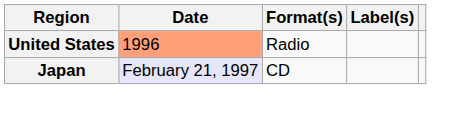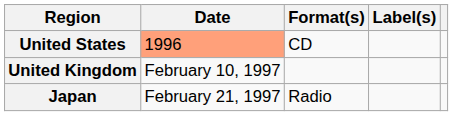(288, 44) Radio -> (300, 44) CD
+ row: (73, 70)
(190, 70) lavender background -> (213, 96) no background
(278, 70) CD -> (310, 96) Radio
